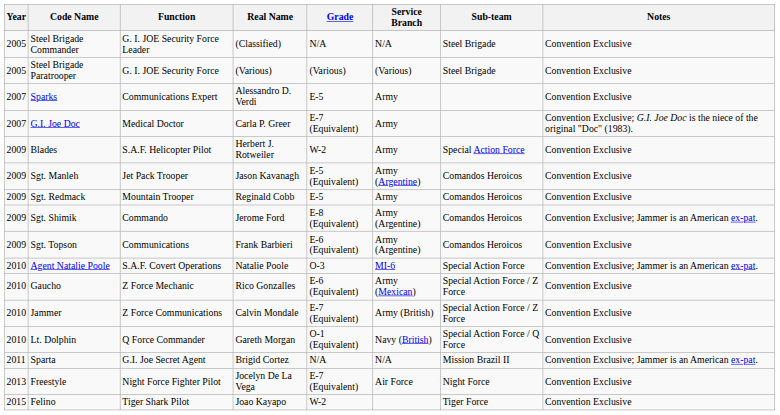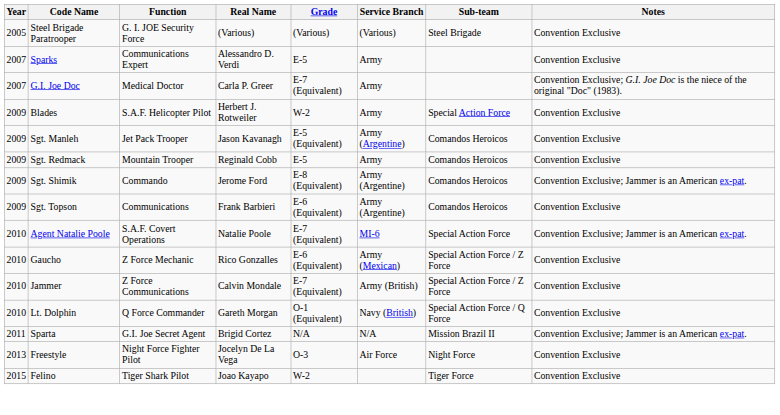- row: (57, 44)
(317, 265) O-3 -> (317, 233) E-7 (Equivalent)
(334, 381) E-7 (Equivalent) -> (301, 355) O-3
